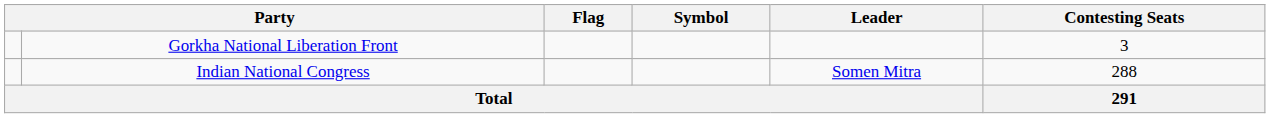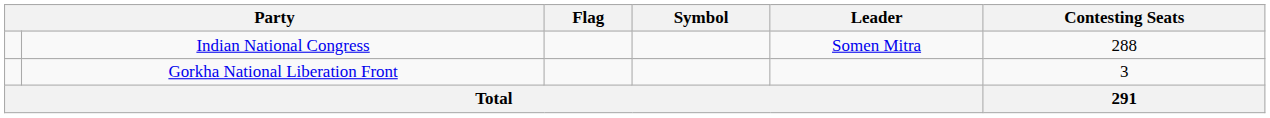rows swapped: (283, 71) <-> (283, 44)
